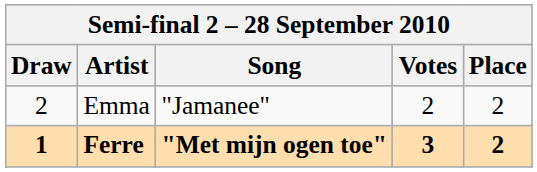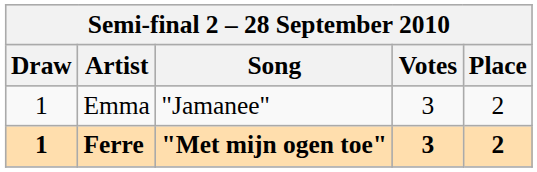(41, 105) 2 -> (41, 105) 1
(428, 105) 2 -> (428, 105) 3
